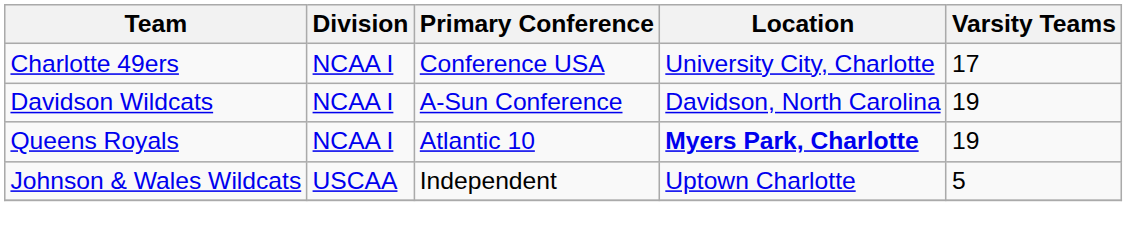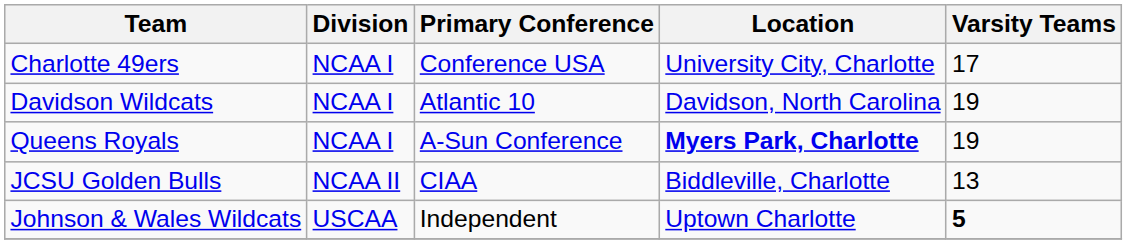(521, 102) A-Sun Conference -> (477, 102) Atlantic 10
(477, 141) Atlantic 10 -> (521, 141) A-Sun Conference
+ row: (116, 180)
(959, 180) normal -> (959, 219) bold
